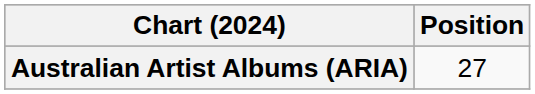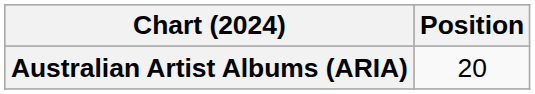(472, 67) 27 -> (472, 67) 20
